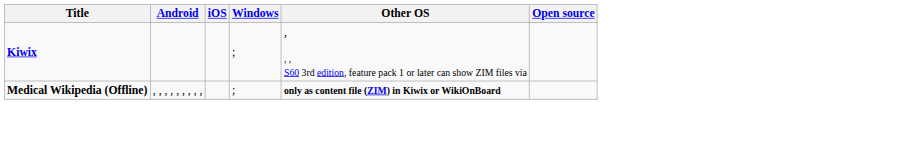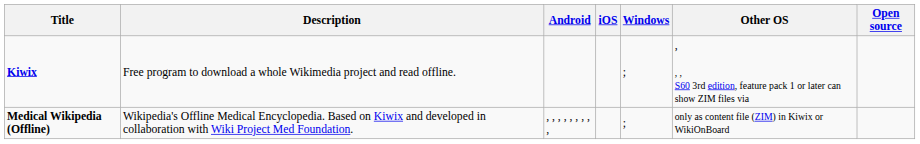+ column: (332, 20)
(392, 90) bold -> (749, 123) normal
